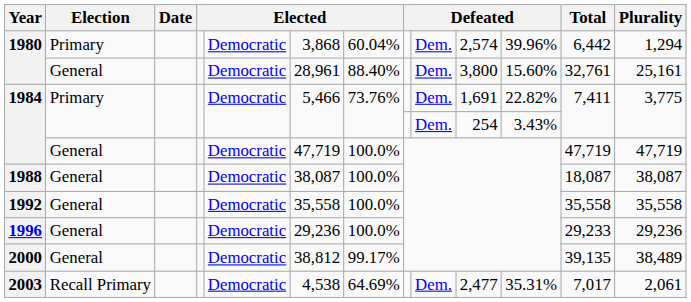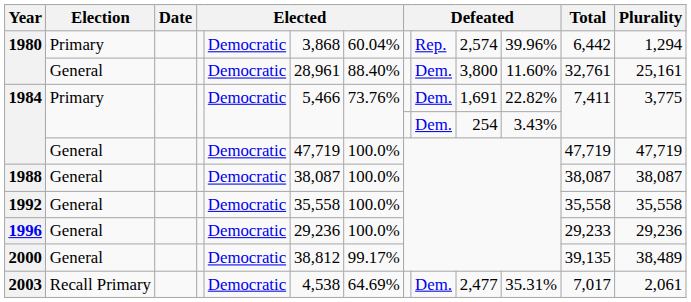(434, 44) Dem. -> (431, 44) Rep.
(531, 71) 15.60% -> (531, 71) 11.60%
(588, 177) 18,087 -> (588, 177) 38,087
